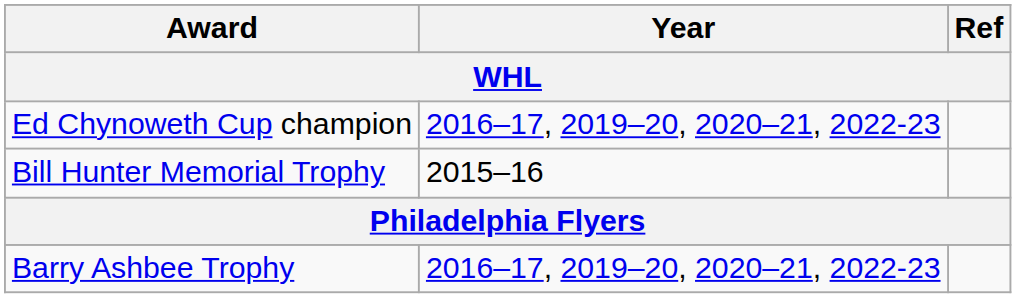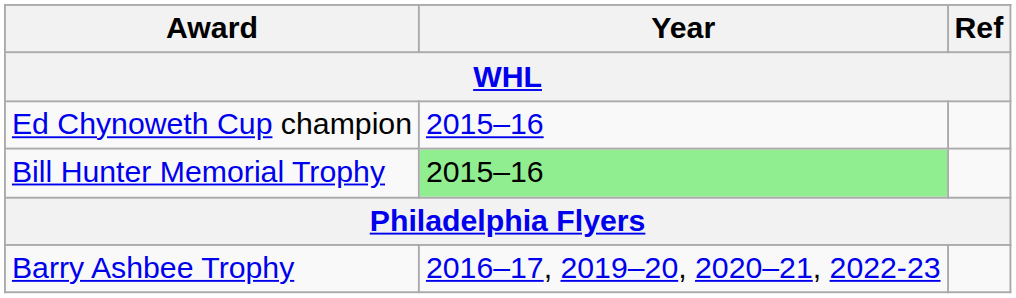(683, 124) 2016–17, 2019–20, 2020–21, 2022-23 -> (485, 124) 2015–16
(485, 172) no background -> (485, 172) lightgreen background
